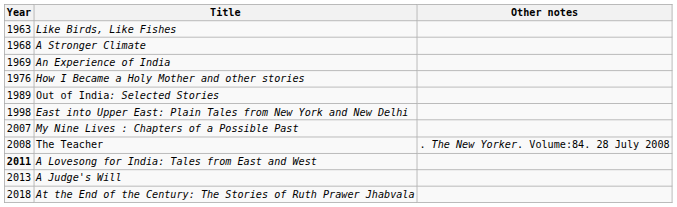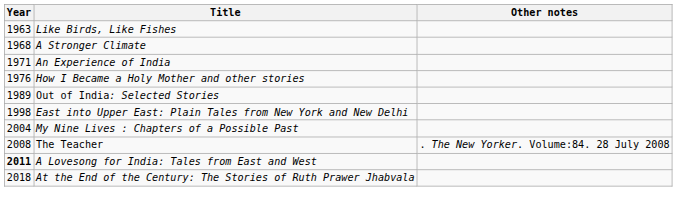(19, 62) 1969 -> (19, 62) 1971
(19, 128) 2007 -> (19, 128) 2004
- row: (79, 178)
